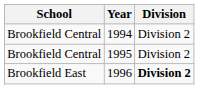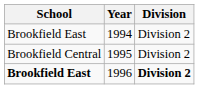(54, 34) Brookfield Central -> (47, 34) Brookfield East
(47, 73) normal -> (49, 73) bold
